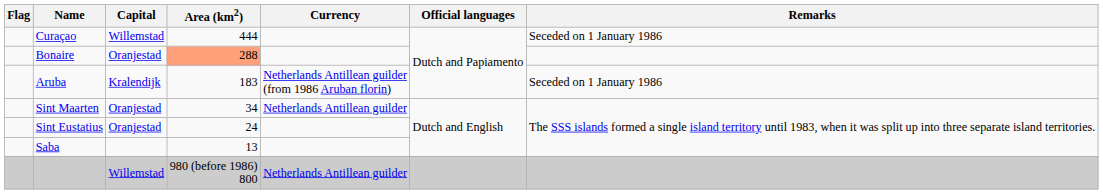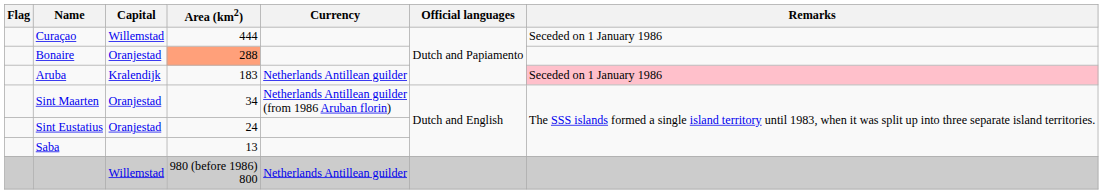(335, 82) Netherlands Antillean guilder (from 1986 Aruban florin) -> (335, 75) Netherlands Antillean guilder
(596, 82) no background -> (596, 75) pink background
(335, 108) Netherlands Antillean guilder -> (335, 101) Netherlands Antillean guilder (from 1986 Aruban florin)
